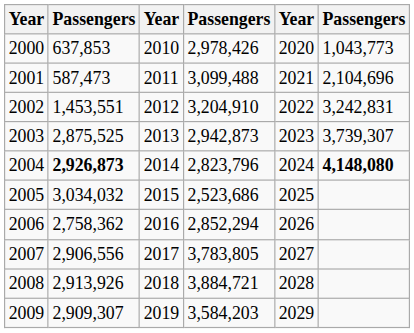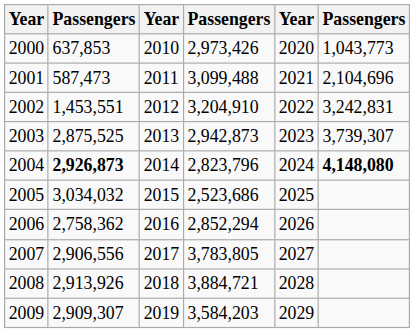(223, 48) 2,978,426 -> (223, 48) 2,973,426
